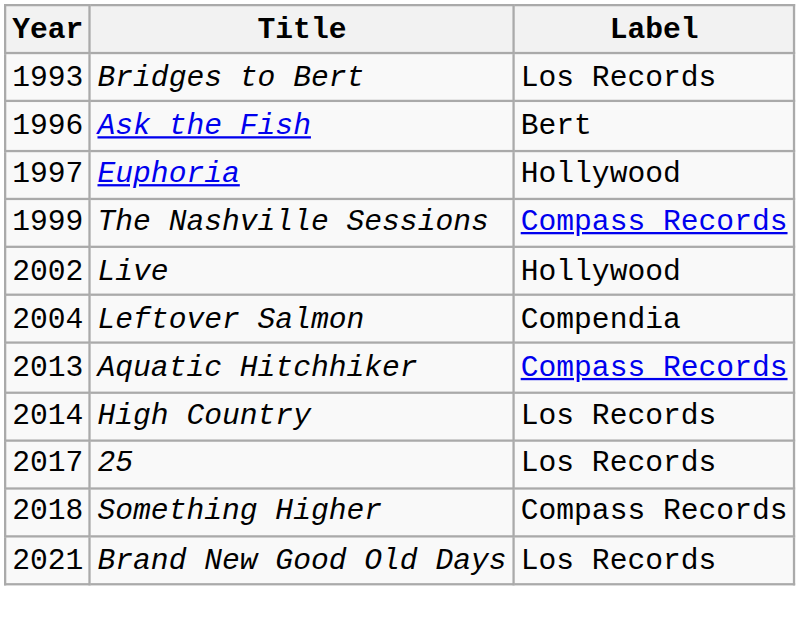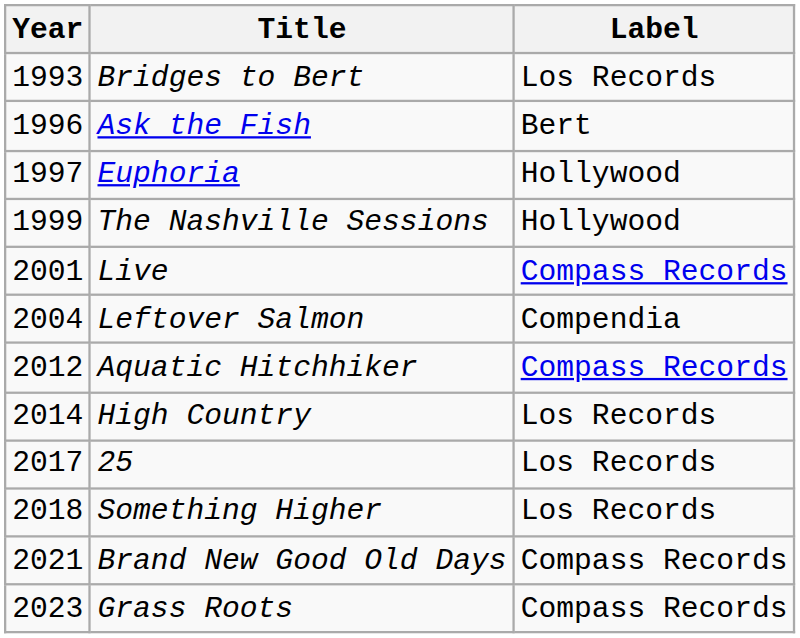(654, 223) Compass Records -> (601, 223) Hollywood
(48, 271) 2002 -> (48, 271) 2001
(601, 271) Hollywood -> (654, 271) Compass Records
(48, 367) 2013 -> (48, 367) 2012
(654, 512) Compass Records -> (619, 512) Los Records
(619, 561) Los Records -> (654, 561) Compass Records
+ row: (195, 609)
